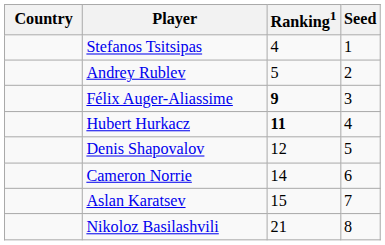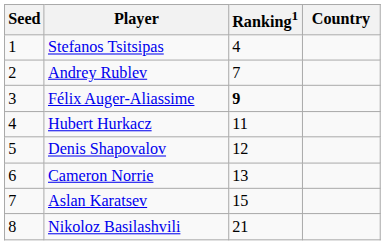columns swapped: (44, 19) <-> (360, 19)
(275, 72) 5 -> (236, 72) 7
(278, 124) bold -> (240, 124) normal
(279, 175) 14 -> (240, 175) 13
